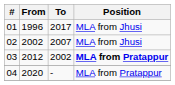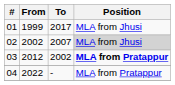(32, 27) 1996 -> (32, 27) 1999
(109, 42) no background -> (109, 42) lightgrey background
(32, 73) 2020 -> (32, 73) 2022
